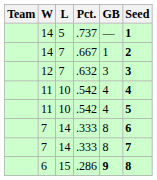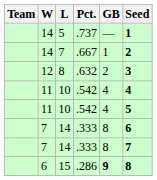(61, 71) 7 -> (61, 71) 8
(105, 71) 3 -> (105, 71) 2
